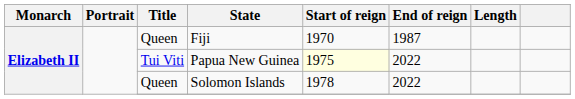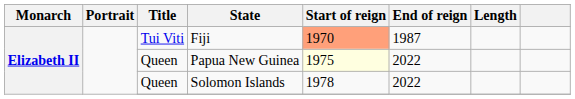(159, 37) Queen -> (162, 37) Tui Viti
(320, 37) no background -> (320, 37) lightsalmon background
(162, 60) Tui Viti -> (159, 60) Queen
